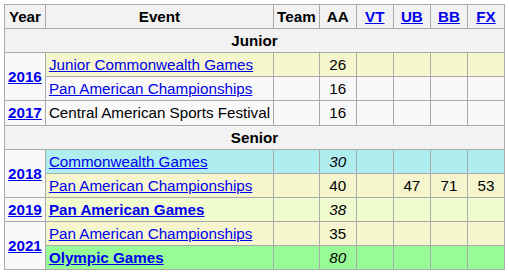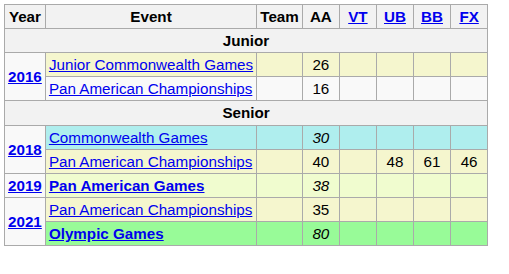- row: (25, 113)
(412, 185) 47 -> (395, 161) 48
(449, 185) 71 -> (432, 161) 61
(486, 185) 53 -> (469, 161) 46
